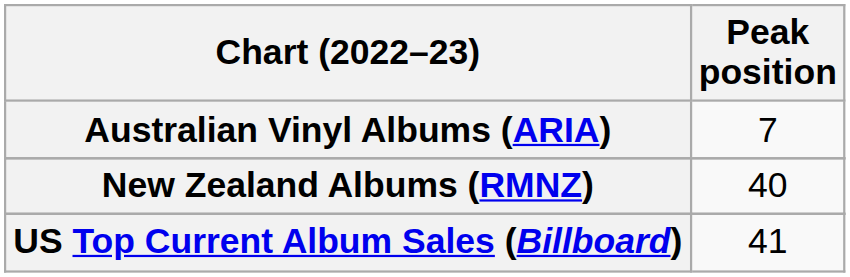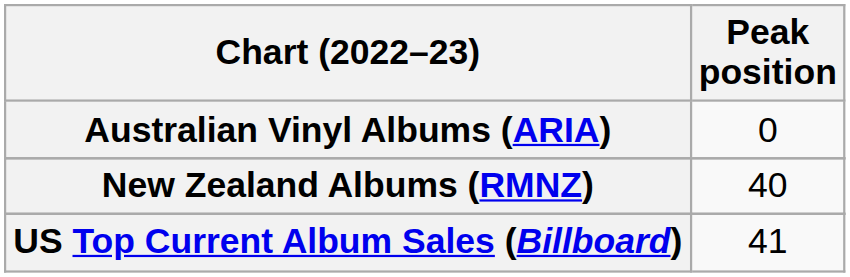(768, 128) 7 -> (768, 128) 0
